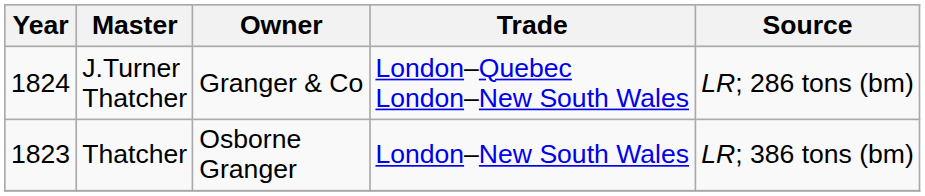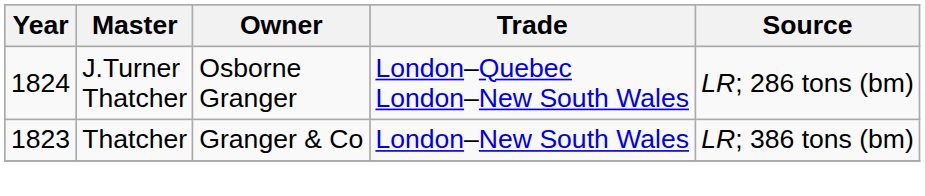(281, 82) Granger & Co -> (250, 82) Osborne Granger
(250, 154) Osborne Granger -> (281, 139) Granger & Co
